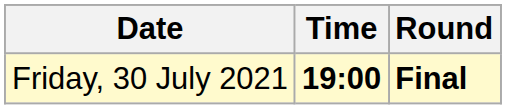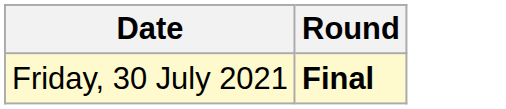- column: (342, 28)
